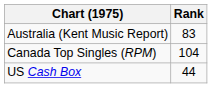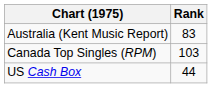(189, 53) 104 -> (189, 53) 103
